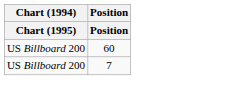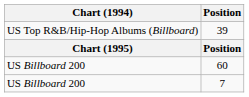+ row: (222, 30)
